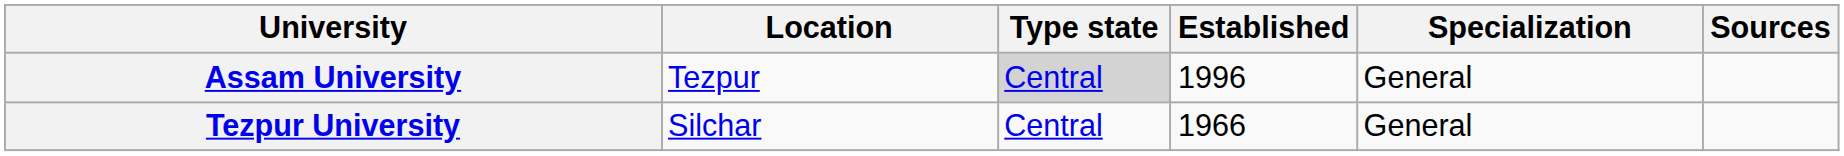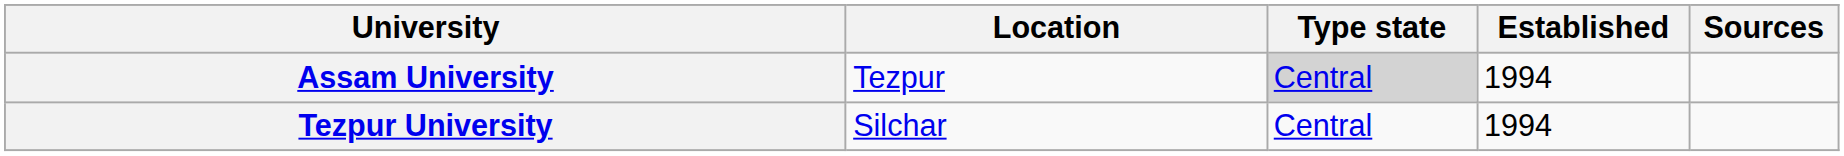- column: (1530, 28)
(1212, 77) 1996 -> (1518, 77) 1994
(1212, 125) 1966 -> (1518, 125) 1994
